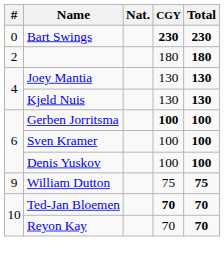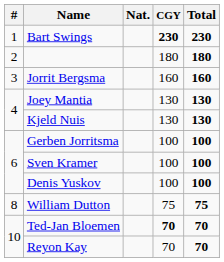(14, 36) 0 -> (14, 36) 1
+ row: (66, 78)
(169, 120) bold -> (169, 141) normal
(14, 183) 9 -> (14, 204) 8
